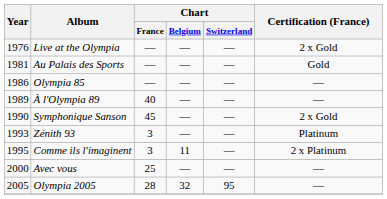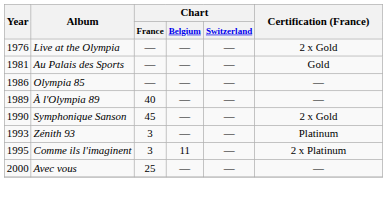- row: (65, 185)
